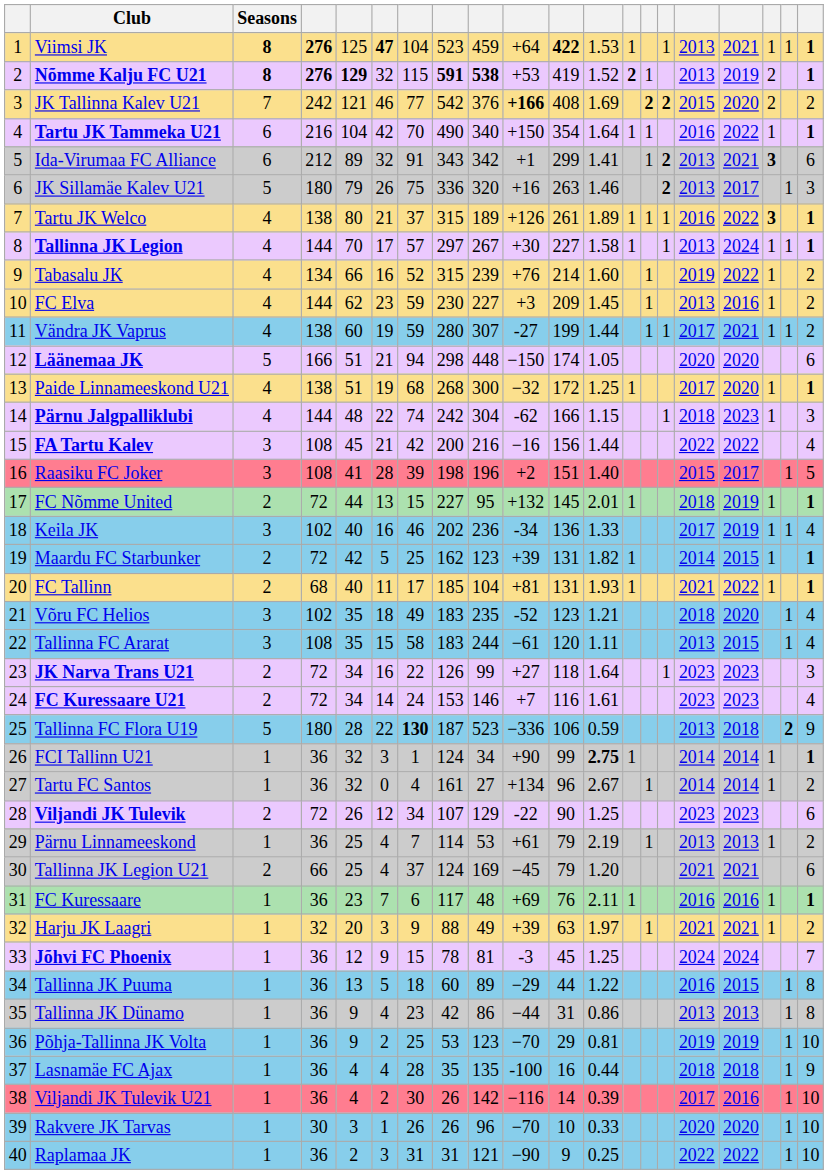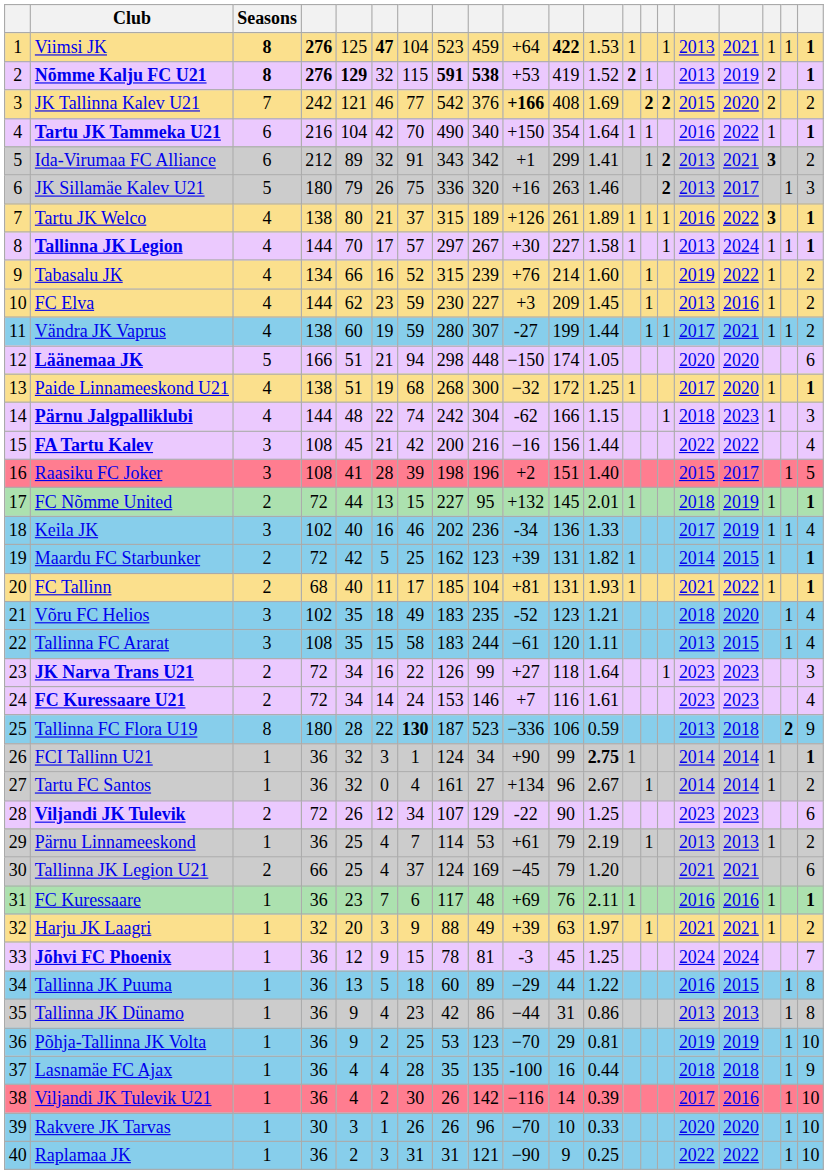(811, 160) 6 -> (811, 160) 2
(267, 729) 5 -> (267, 729) 8
